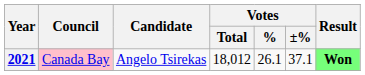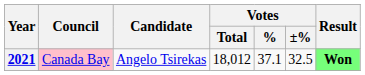(270, 59) 26.1 -> (270, 59) 37.1
(300, 59) 37.1 -> (300, 59) 32.5
